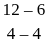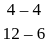rows swapped: (24, 33) <-> (24, 10)
